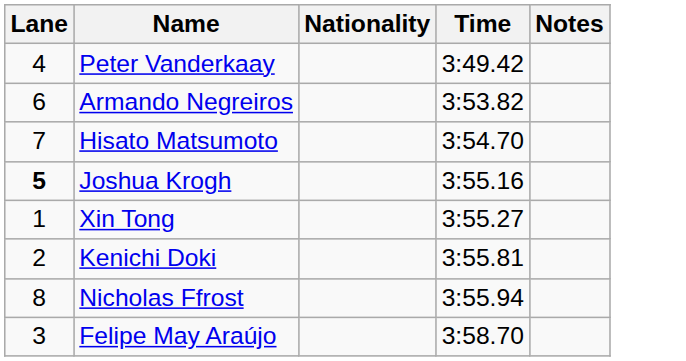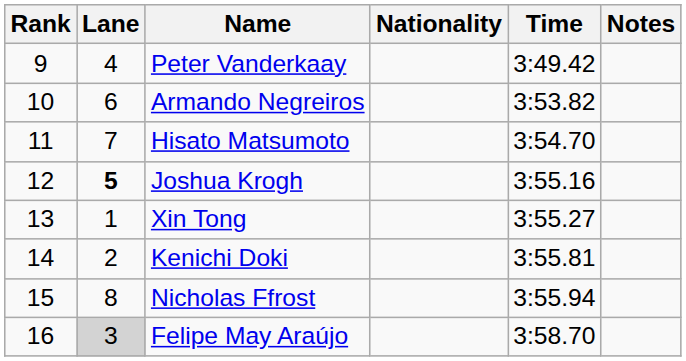+ column: (41, 24)
(39, 336) no background -> (111, 336) lightgrey background
